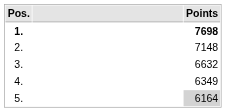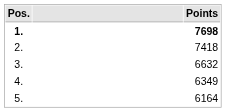(206, 48) 7148 -> (206, 48) 7418
(206, 98) lightgrey background -> (206, 98) no background
